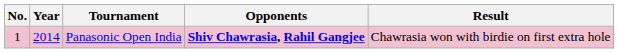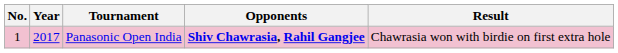(46, 37) 2014 -> (46, 37) 2017
